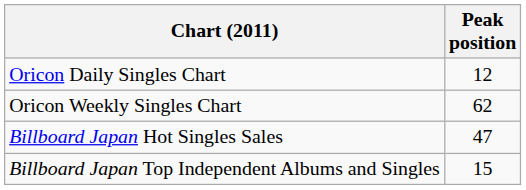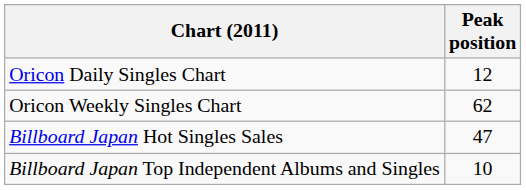(483, 168) 15 -> (483, 168) 10
